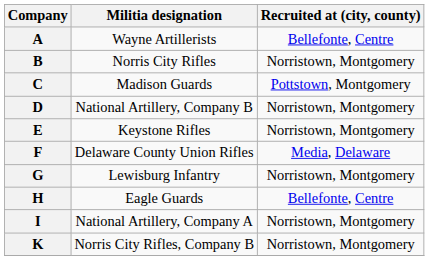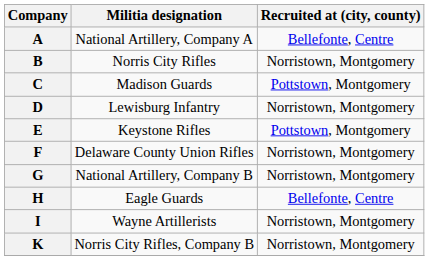(164, 38) Wayne Artillerists -> (164, 38) National Artillery, Company A
(164, 107) National Artillery, Company B -> (164, 107) Lewisburg Infantry
(341, 130) Norristown, Montgomery -> (341, 130) Pottstown, Montgomery
(341, 152) Media, Delaware -> (341, 152) Norristown, Montgomery
(164, 175) Lewisburg Infantry -> (164, 175) National Artillery, Company B
(164, 221) National Artillery, Company A -> (164, 221) Wayne Artillerists
